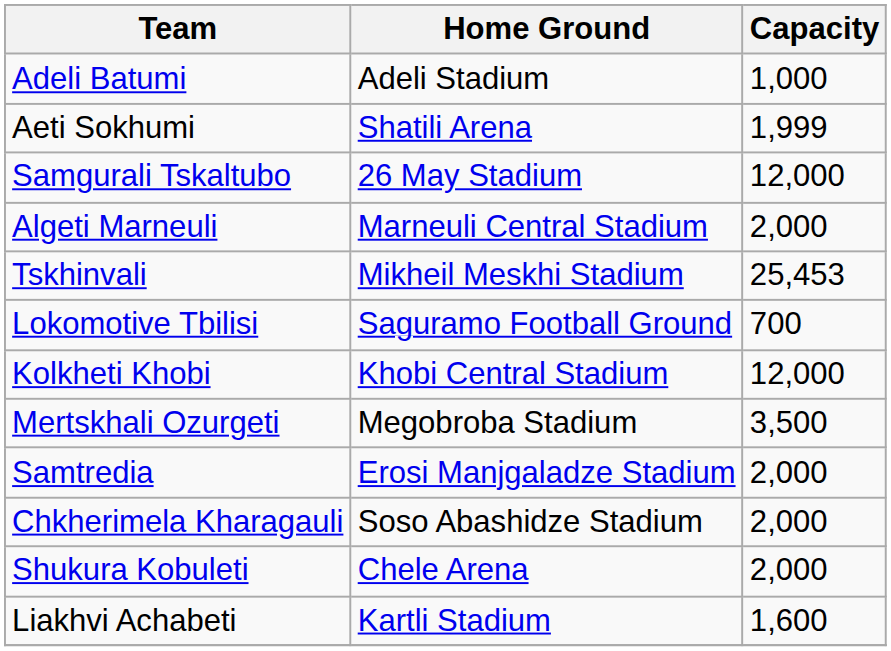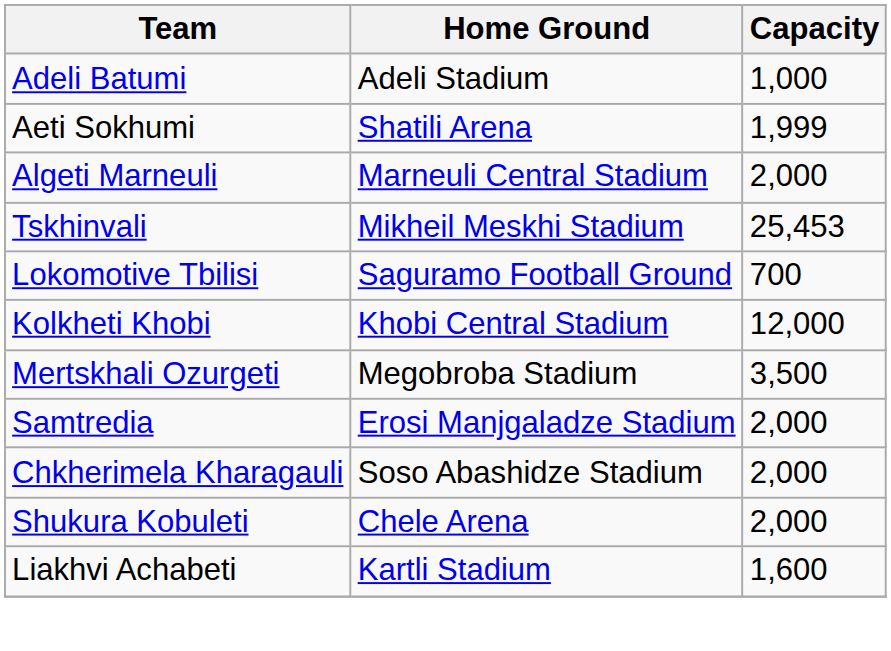- row: (152, 176)
